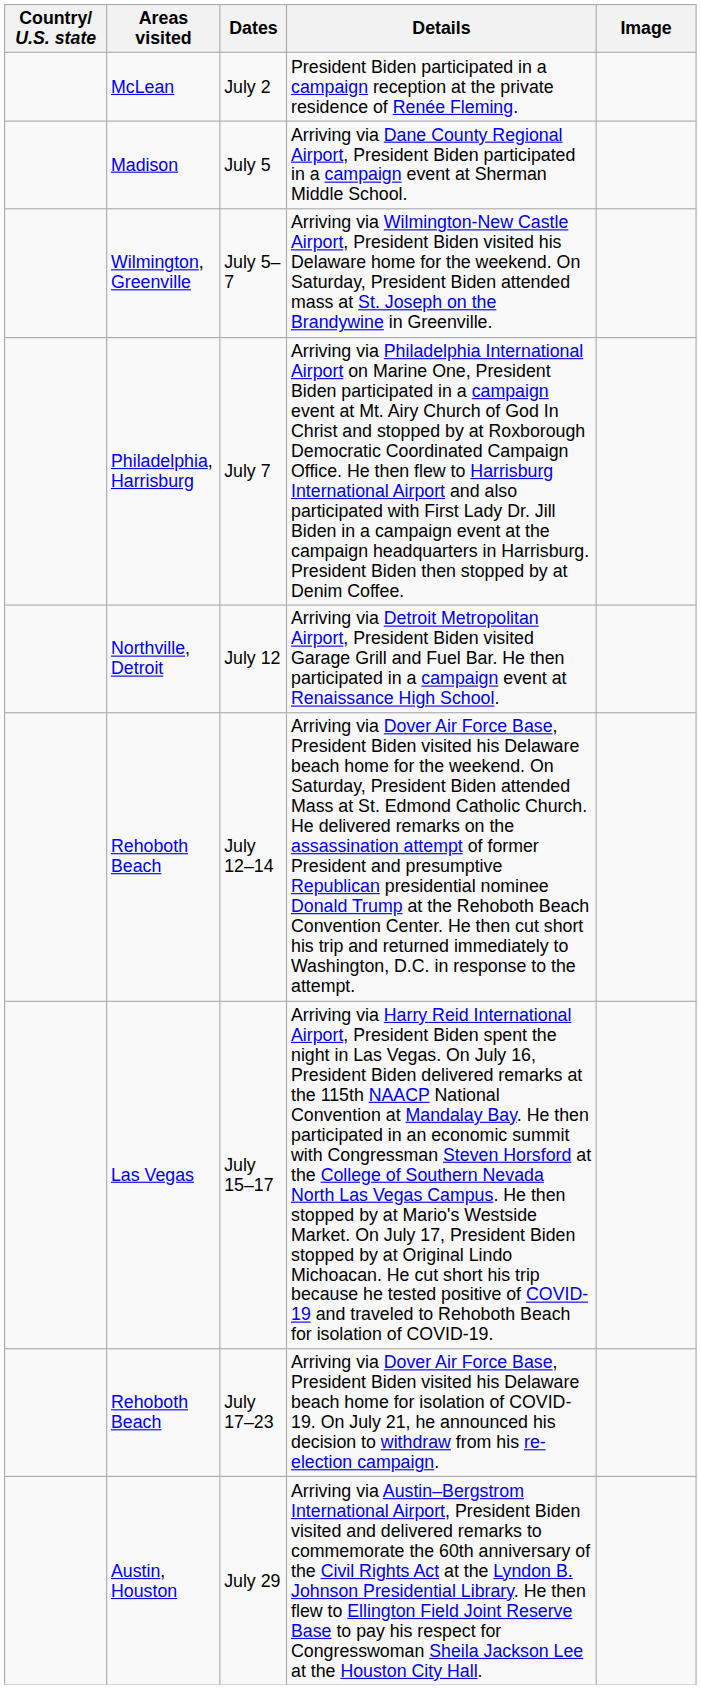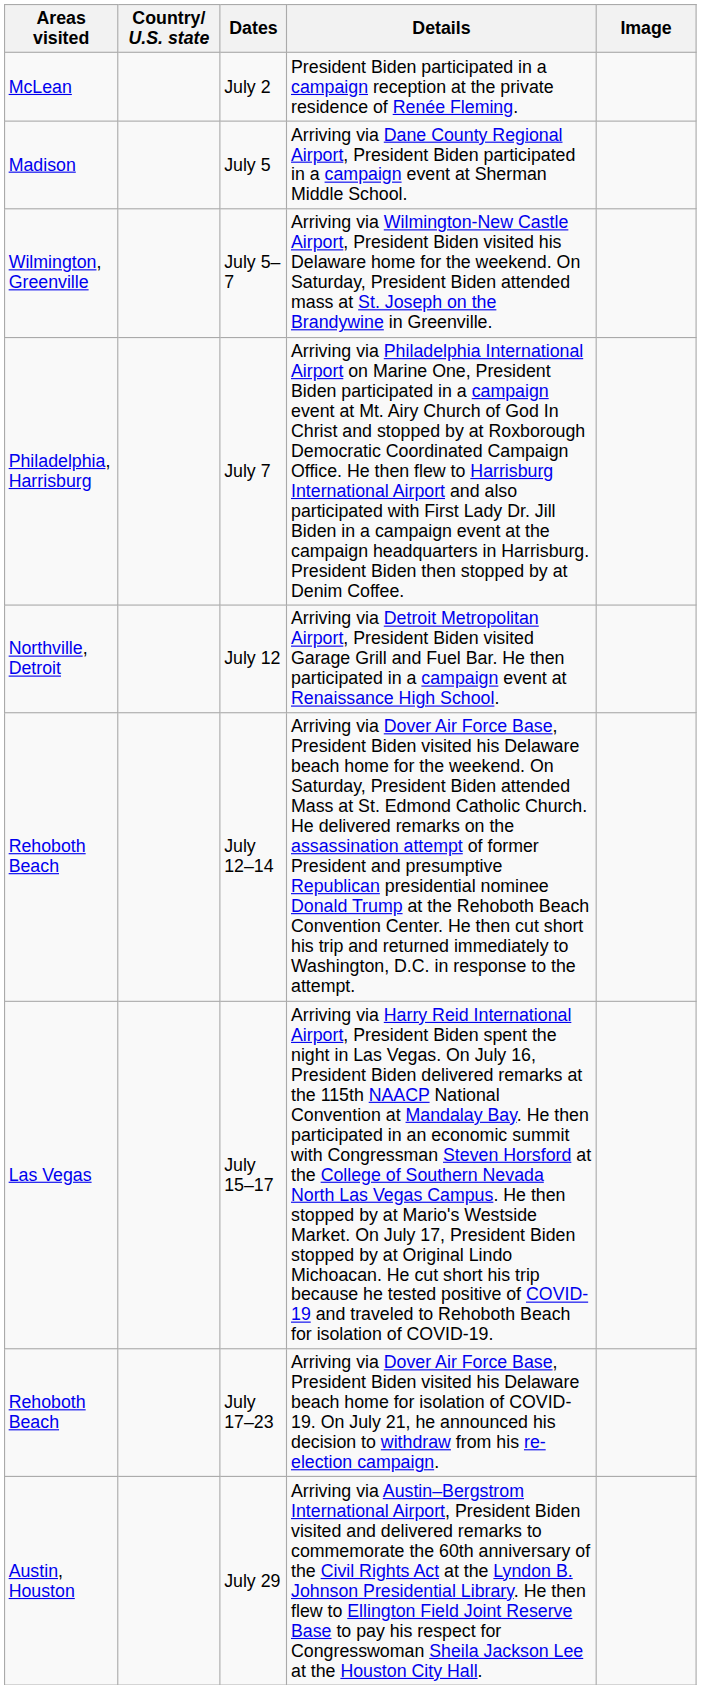columns swapped: (56, 28) <-> (163, 28)
